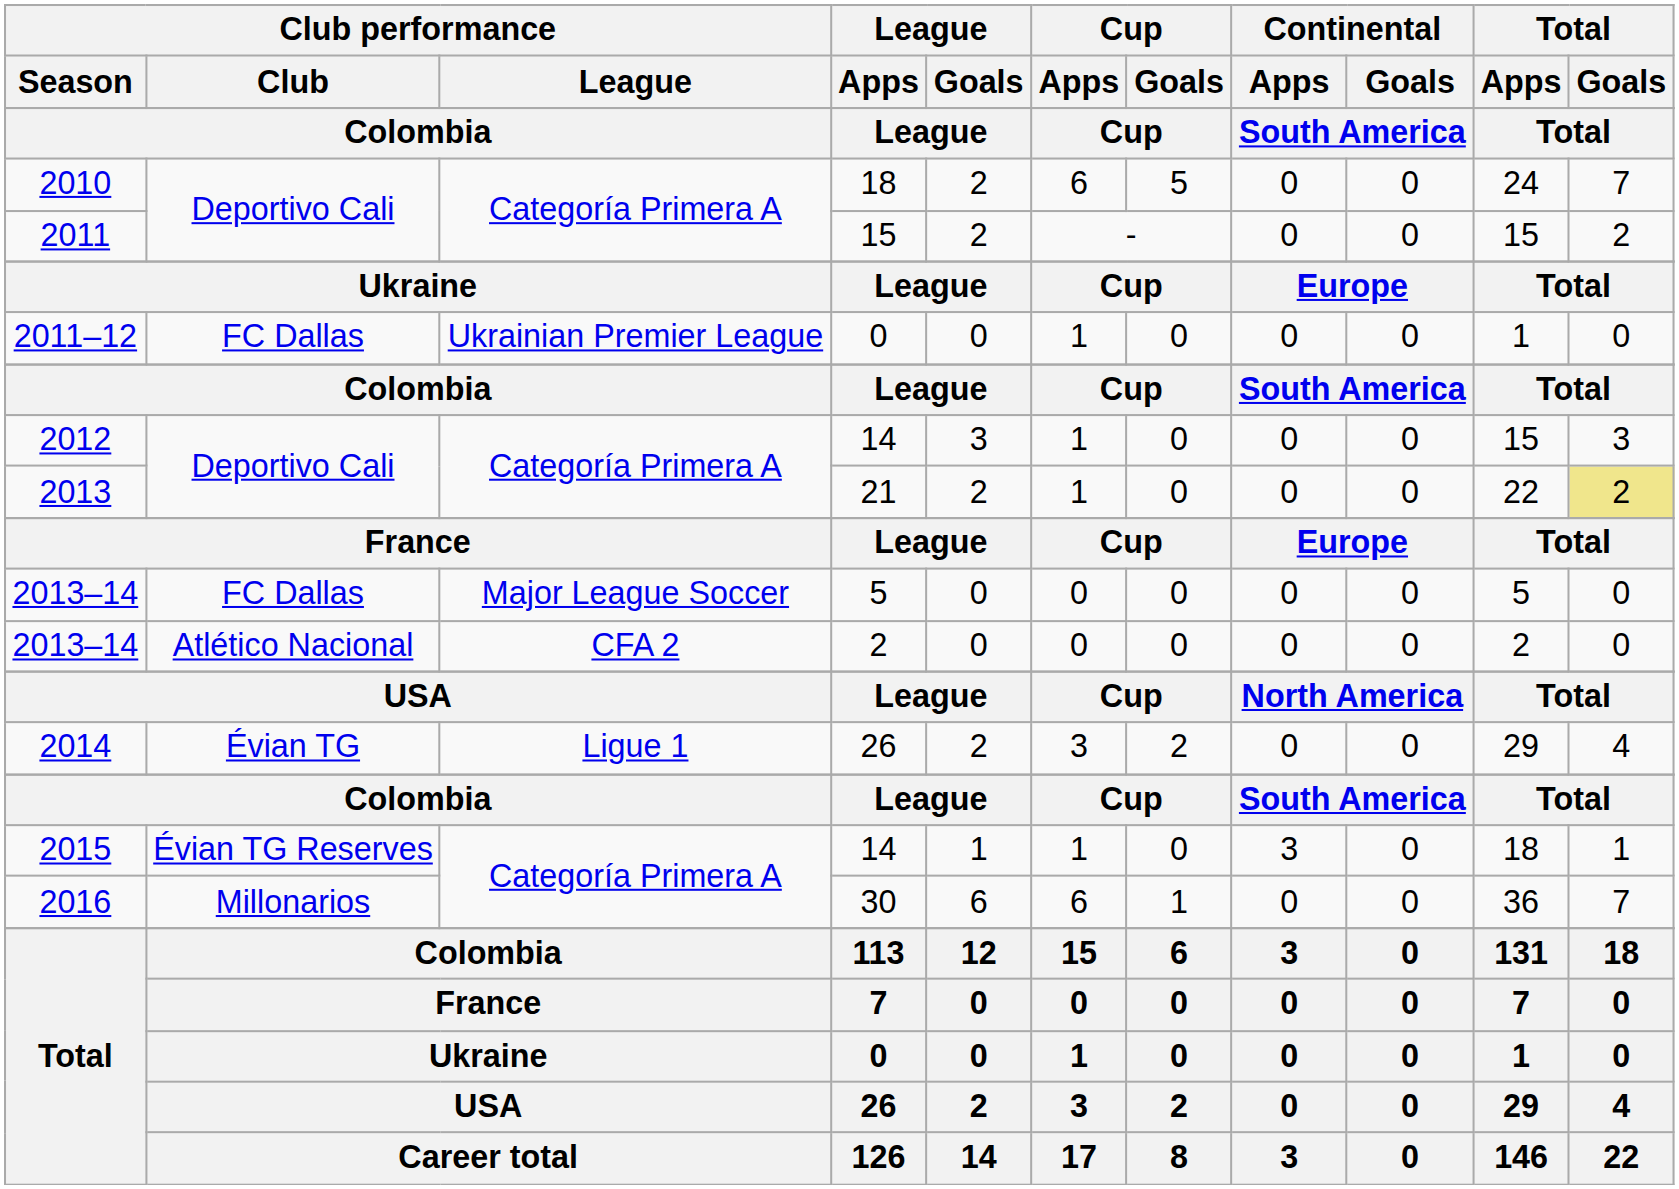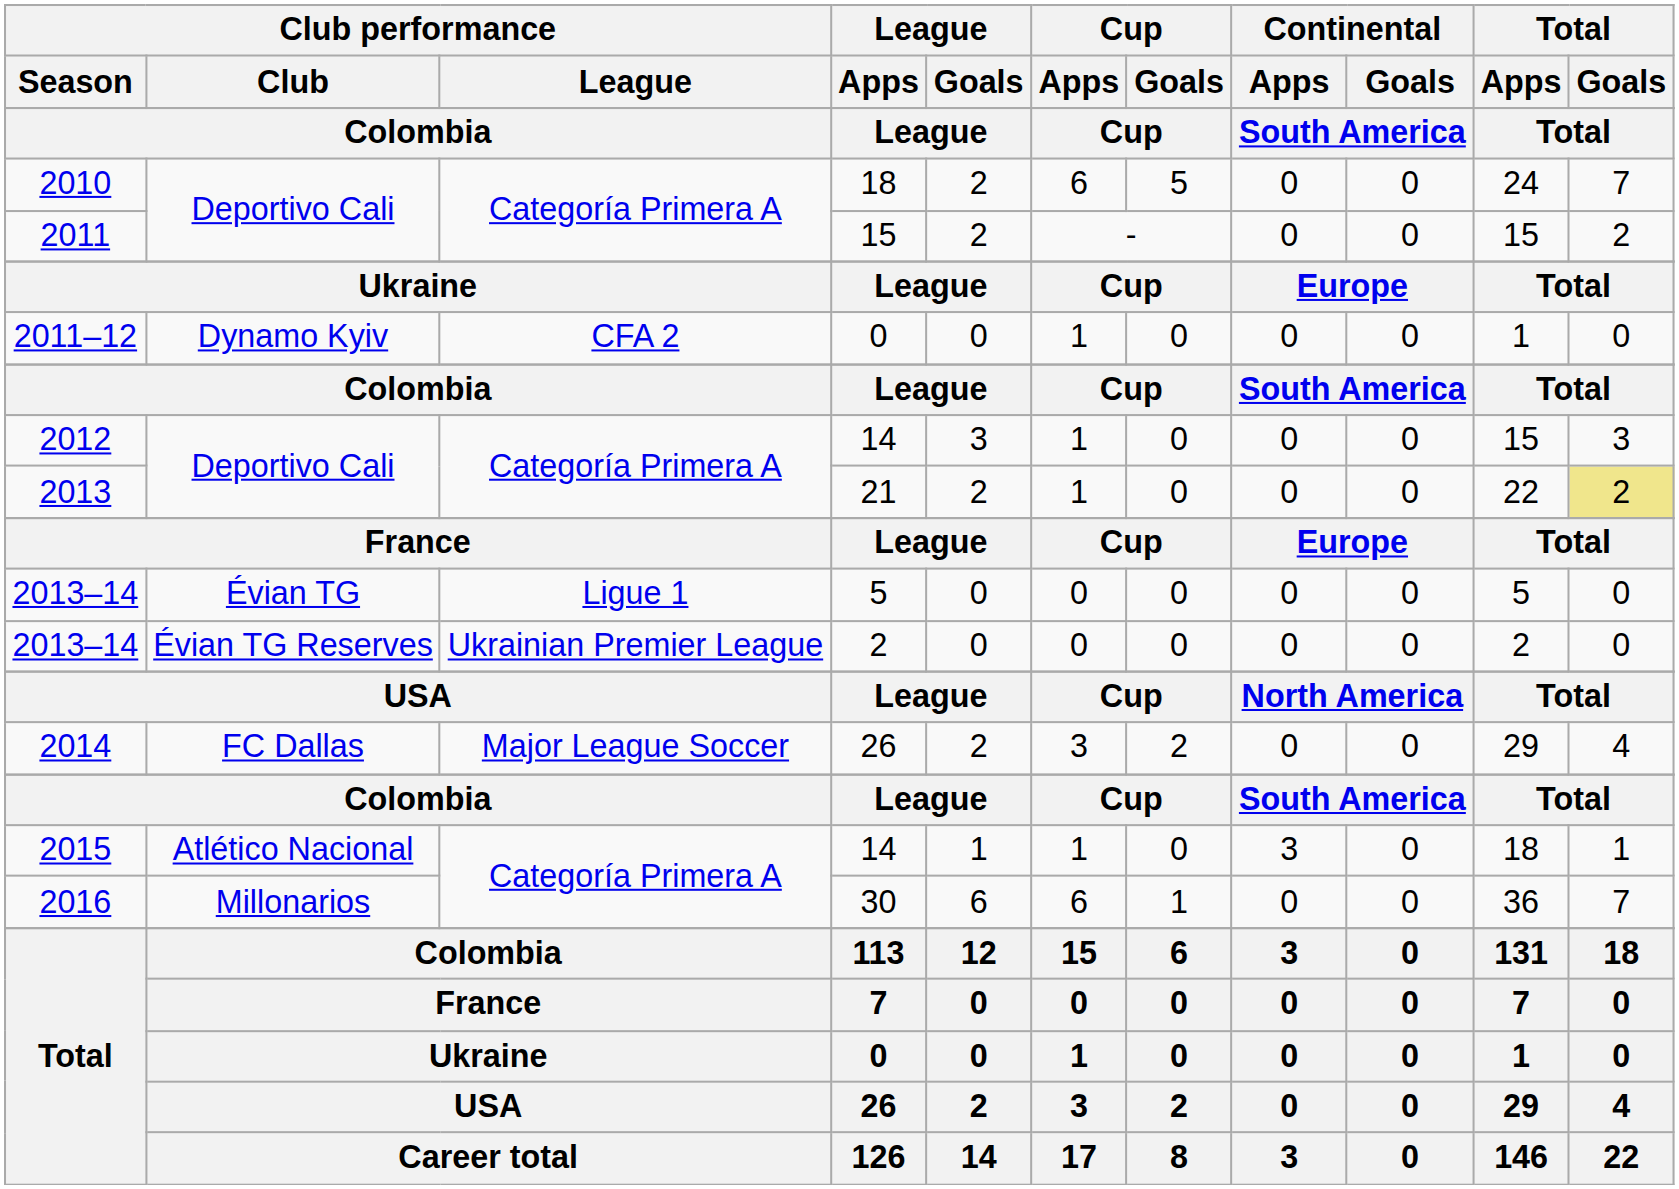(293, 337) FC Dallas -> (293, 337) Dynamo Kyiv
(635, 337) Ukrainian Premier League -> (635, 337) CFA 2
(293, 593) FC Dallas -> (293, 593) Évian TG
(635, 593) Major League Soccer -> (635, 593) Ligue 1
(293, 645) Atlético Nacional -> (293, 645) Évian TG Reserves
(635, 645) CFA 2 -> (635, 645) Ukrainian Premier League
(293, 747) Évian TG -> (293, 747) FC Dallas
(635, 747) Ligue 1 -> (635, 747) Major League Soccer
(293, 850) Évian TG Reserves -> (293, 850) Atlético Nacional
